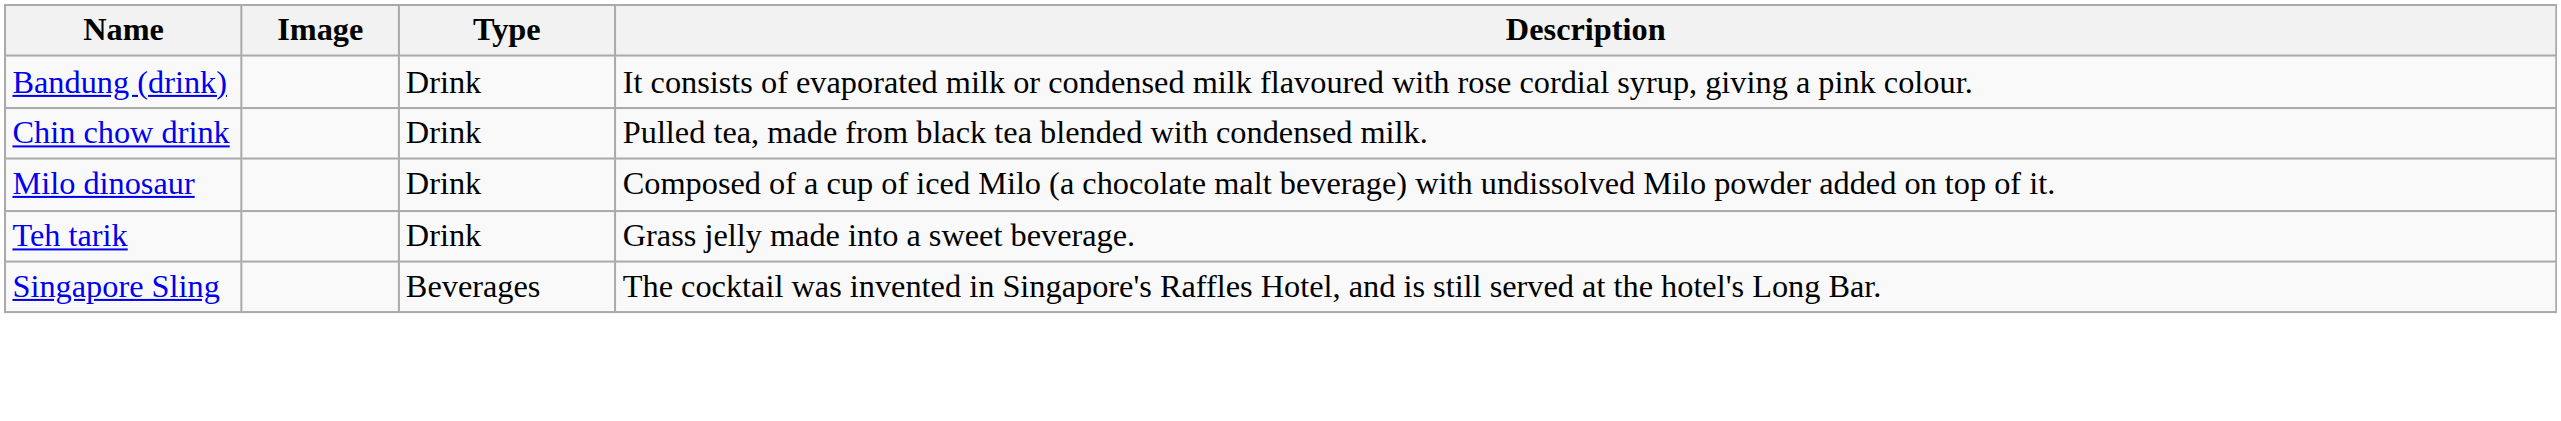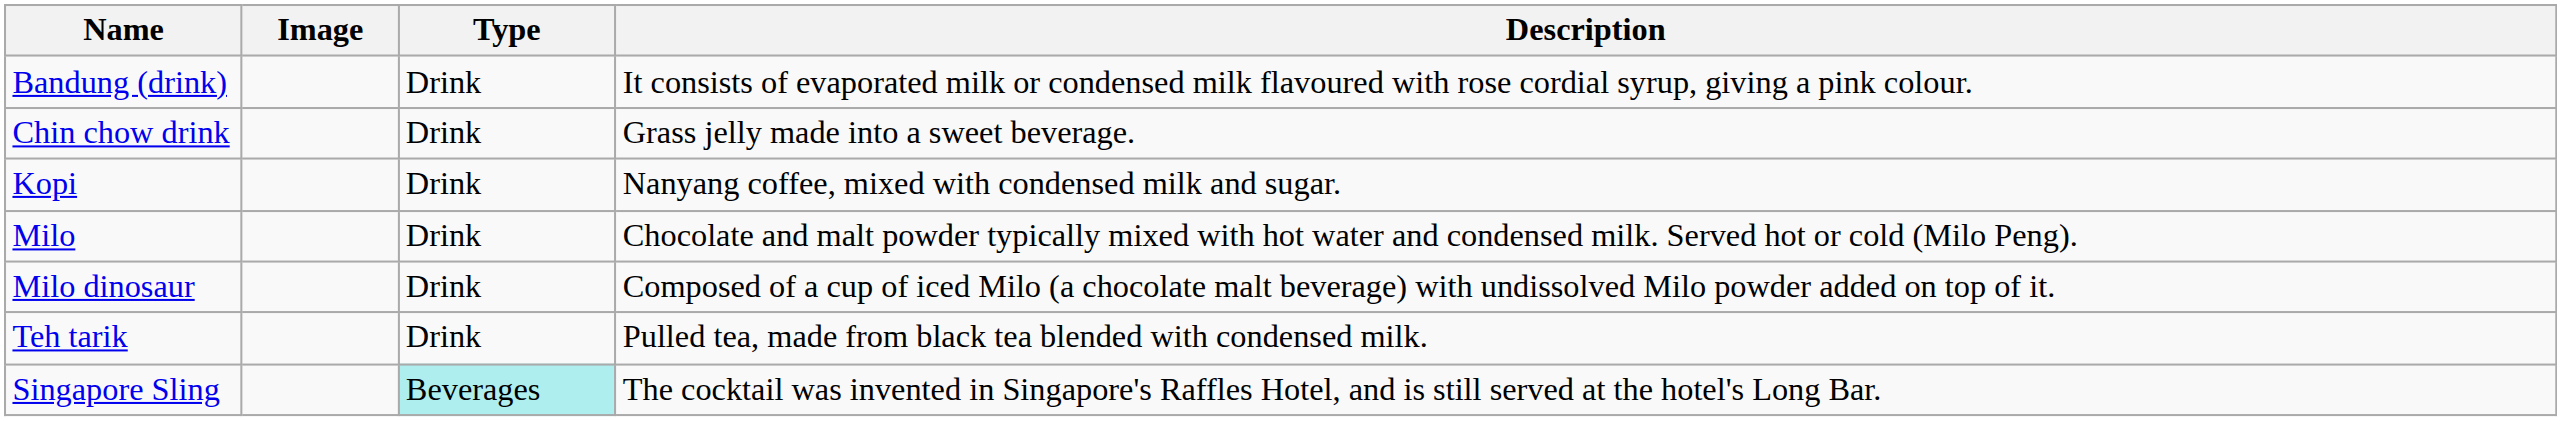(1025, 132) Pulled tea, made from black tea blended with condensed milk. -> (879, 132) Grass jelly made into a sweet beverage.
+ row: (45, 183)
+ row: (44, 235)
(879, 235) Grass jelly made into a sweet beverage. -> (1025, 337) Pulled tea, made from black tea blended with condensed milk.
(473, 286) no background -> (473, 388) paleturquoise background
